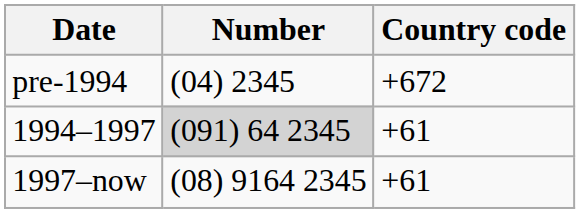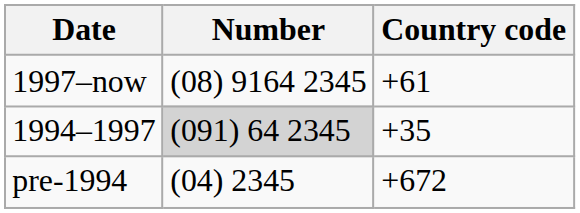rows swapped: (70, 80) <-> (80, 181)
(406, 130) +61 -> (406, 130) +35
